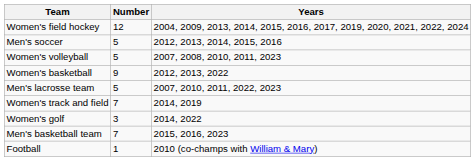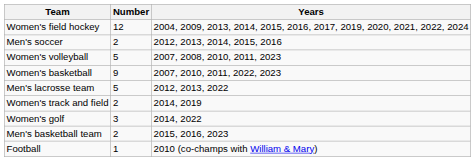(116, 42) 5 -> (116, 42) 2
(191, 73) 2012, 2013, 2022 -> (217, 73) 2007, 2010, 2011, 2022, 2023
(217, 88) 2007, 2010, 2011, 2022, 2023 -> (191, 88) 2012, 2013, 2022
(116, 103) 7 -> (116, 103) 2
(116, 133) 7 -> (116, 133) 2
